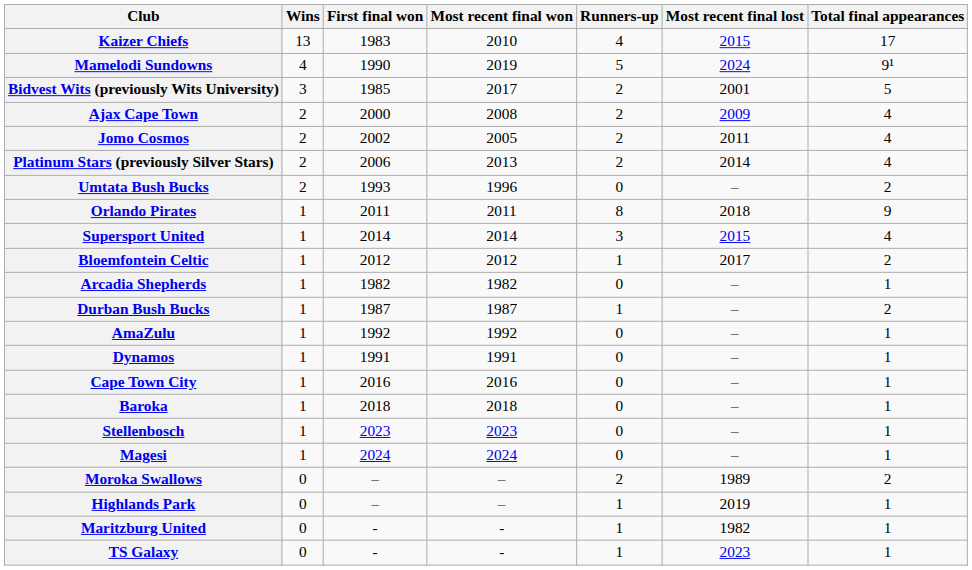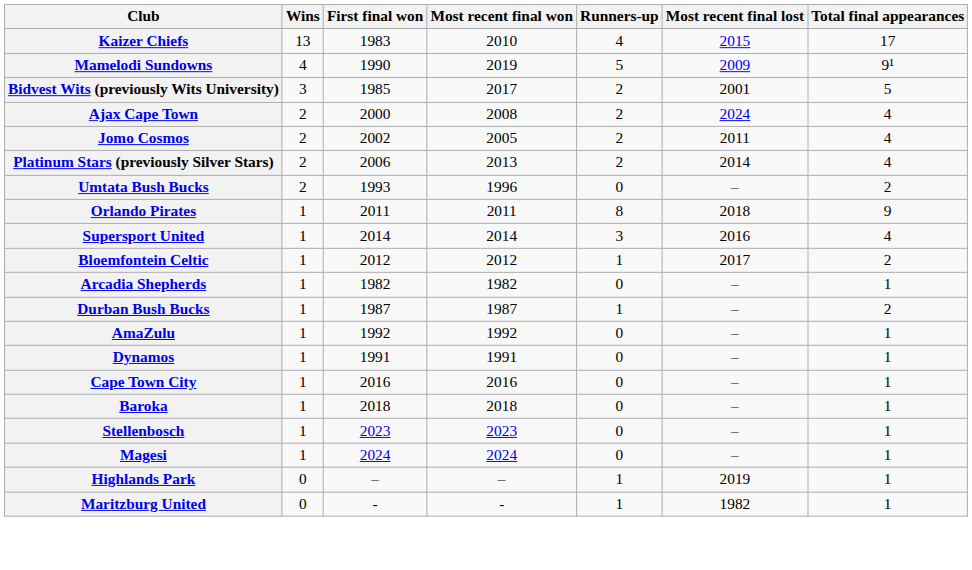(735, 65) 2024 -> (735, 65) 2009
(735, 114) 2009 -> (735, 114) 2024
(735, 235) 2015 -> (735, 235) 2016
- row: (143, 479)
- row: (143, 552)
